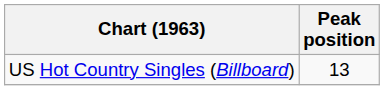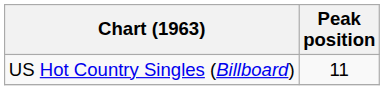(339, 69) 13 -> (339, 69) 11
